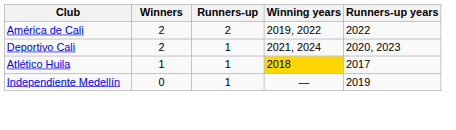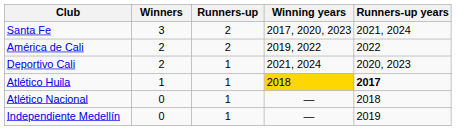+ row: (29, 30)
(358, 64) normal -> (369, 82) bold
+ row: (47, 99)
